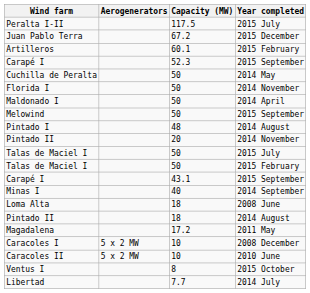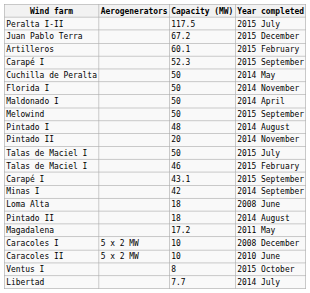(176, 166) 50 -> (176, 166) 46
(176, 192) 40 -> (176, 192) 42
